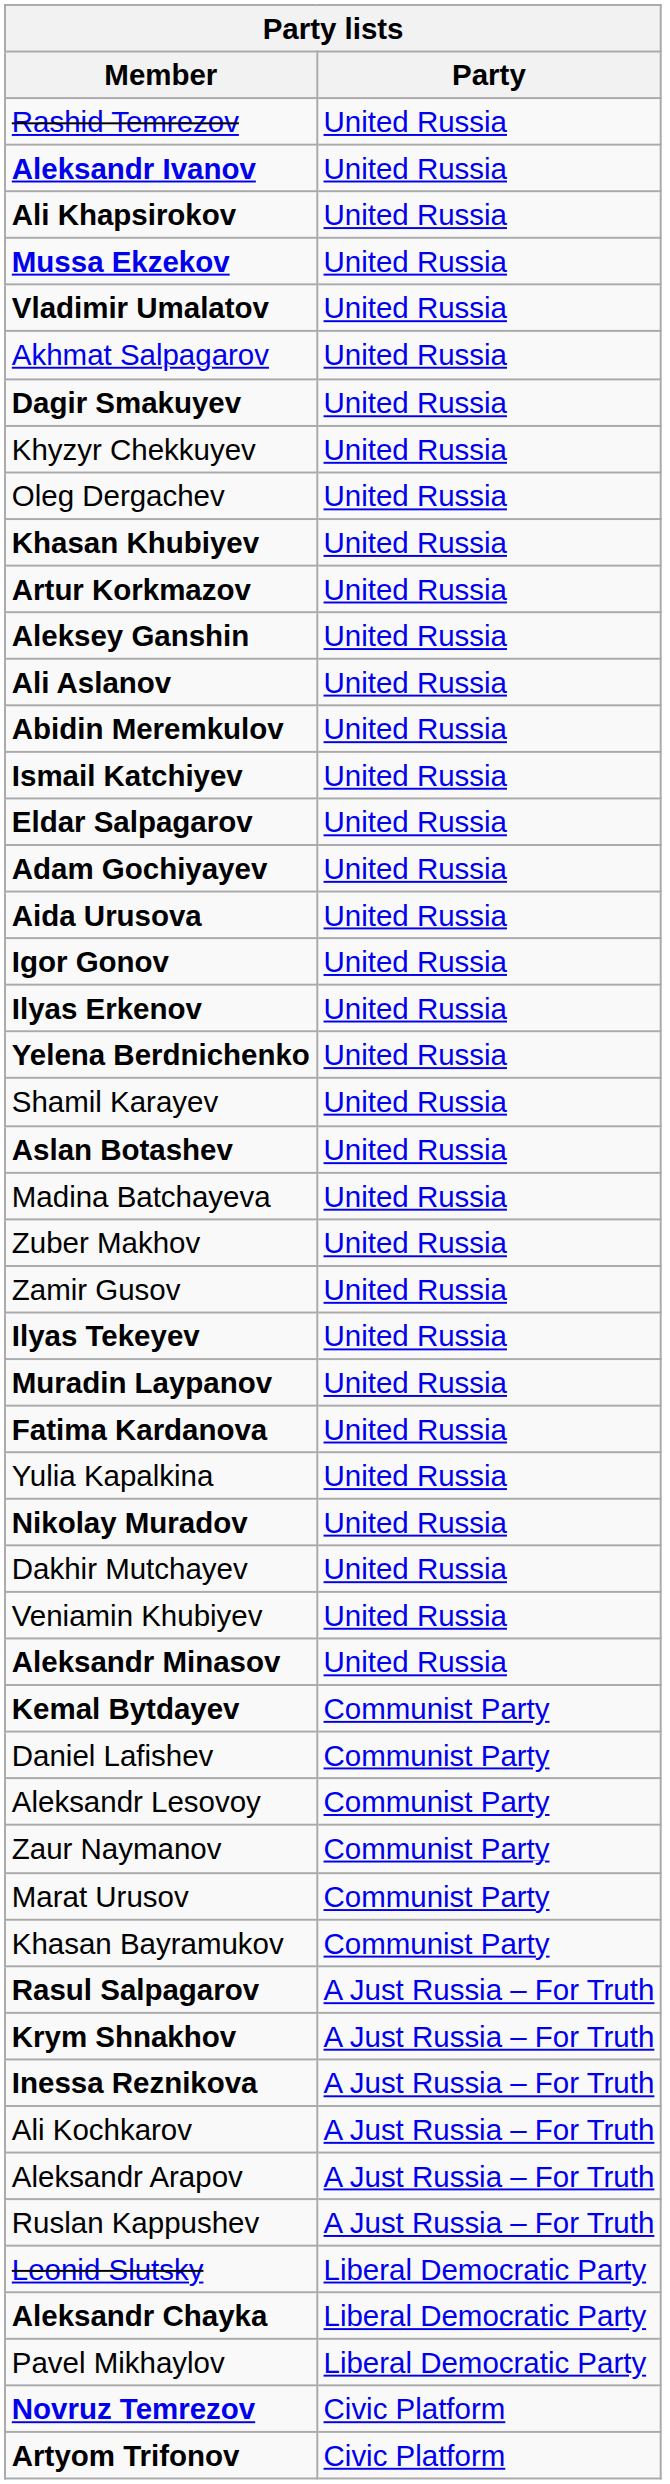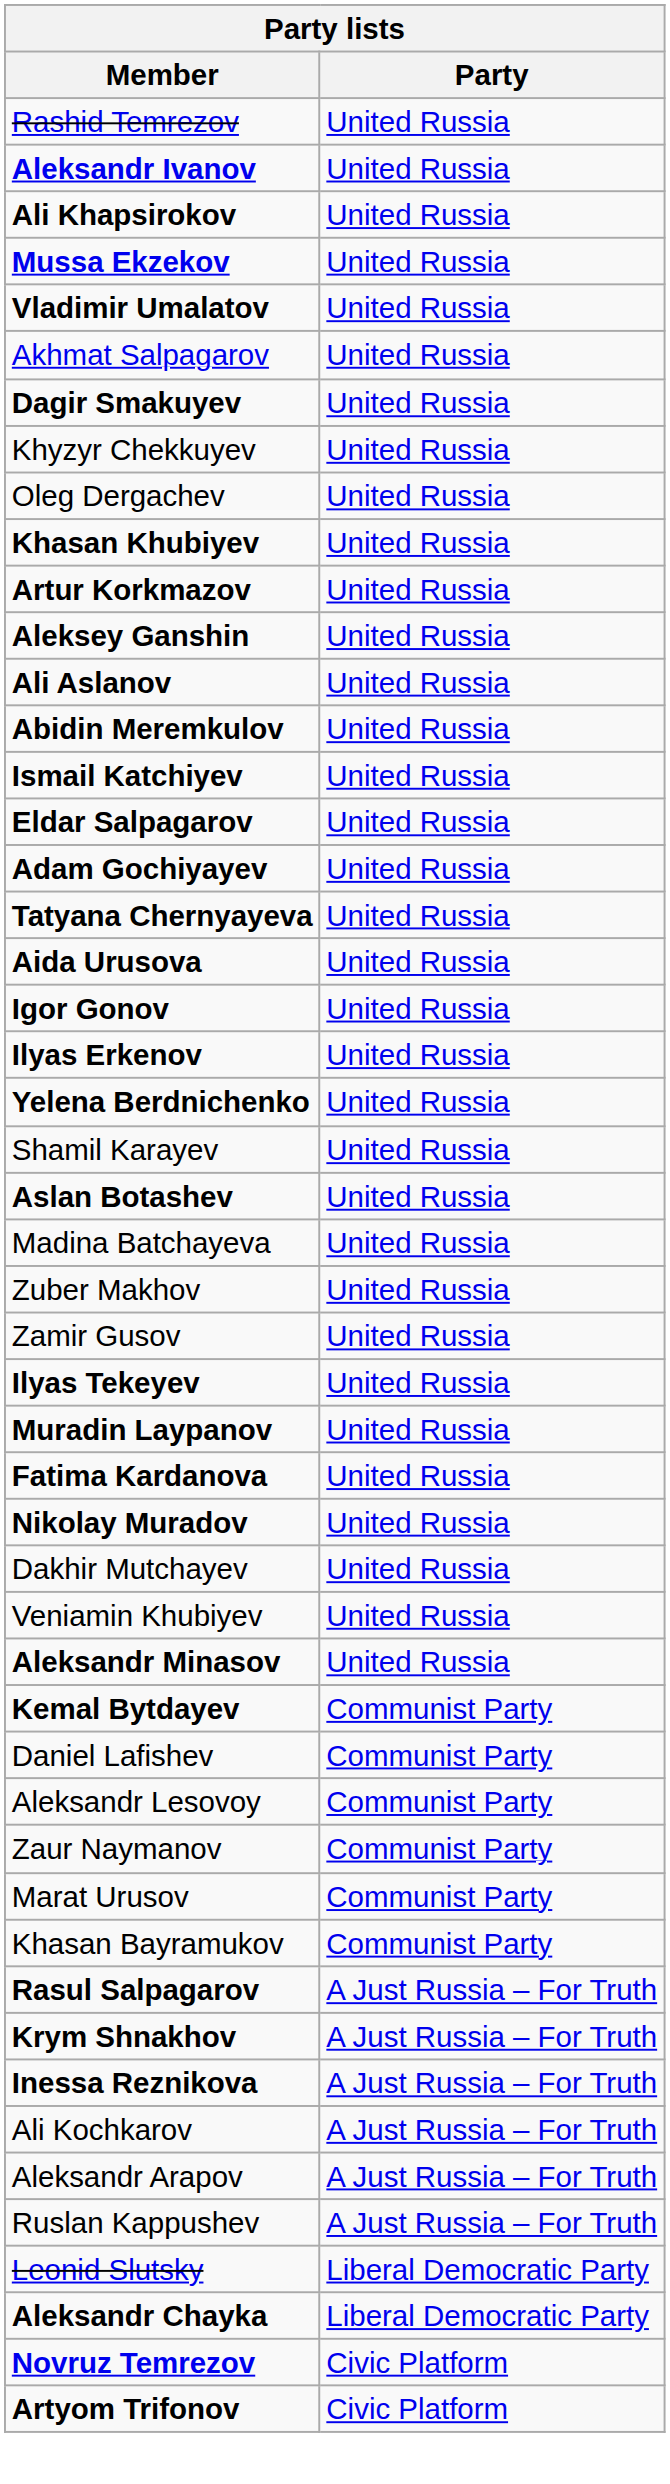+ row: (162, 915)
- row: (113, 1476)
- row: (118, 2363)
